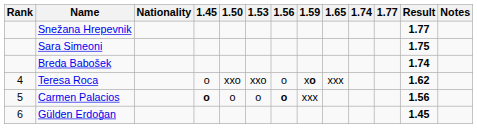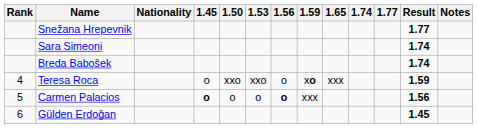(419, 47) 1.75 -> (419, 47) 1.74
(419, 81) 1.62 -> (419, 81) 1.59
